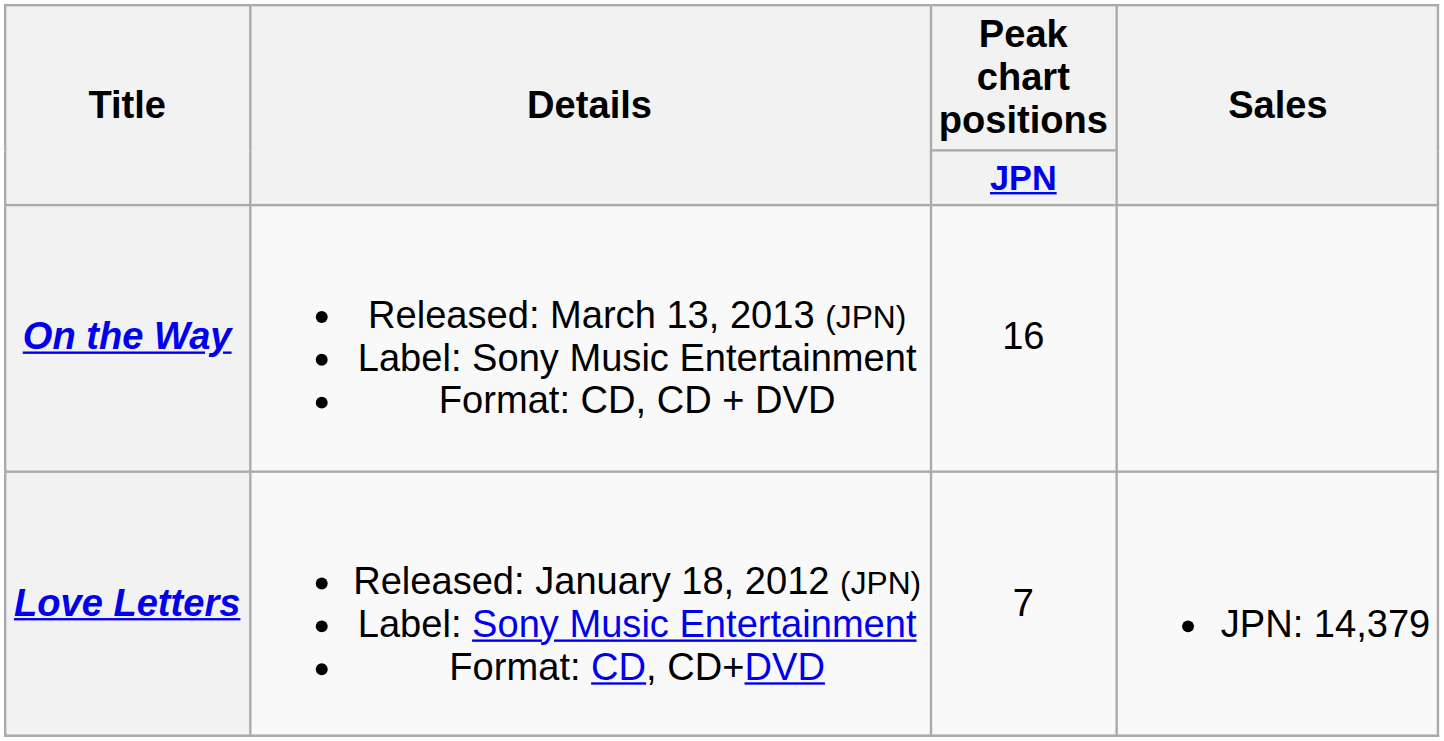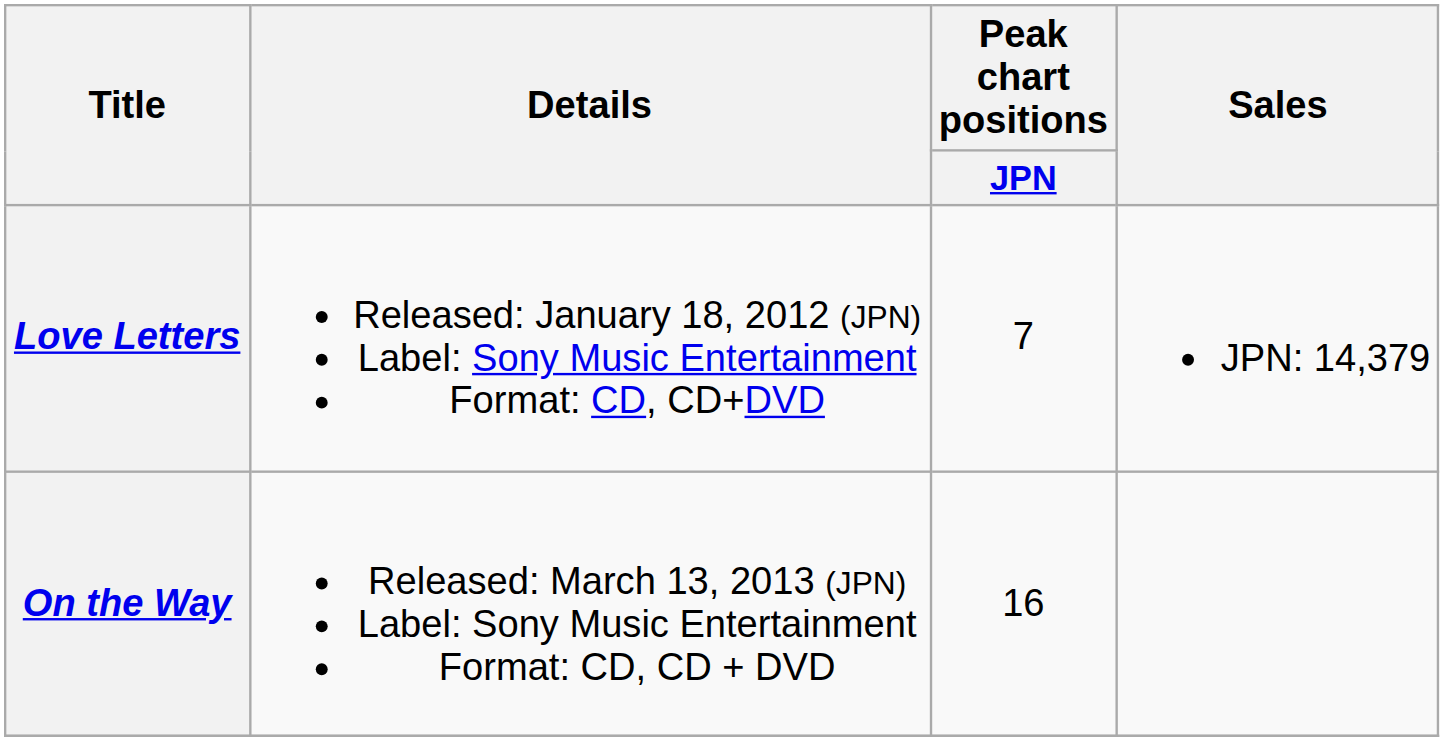rows swapped: (127, 602) <-> (127, 337)
